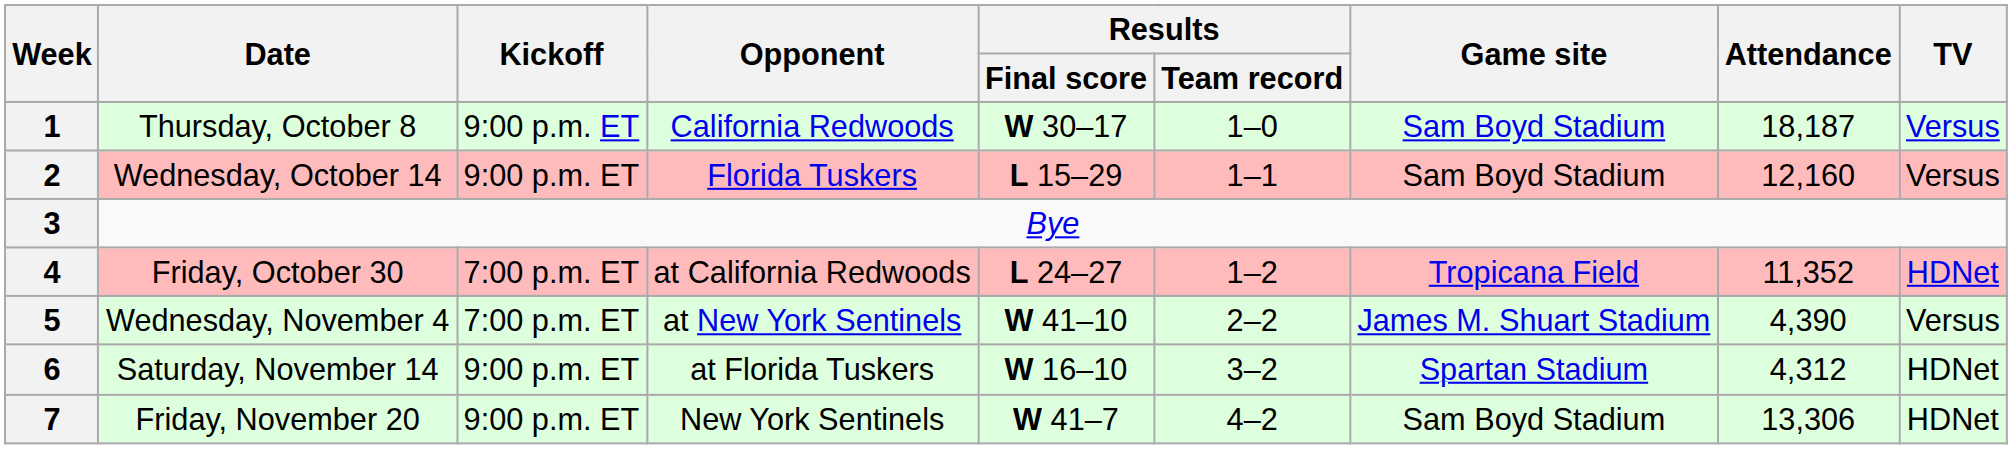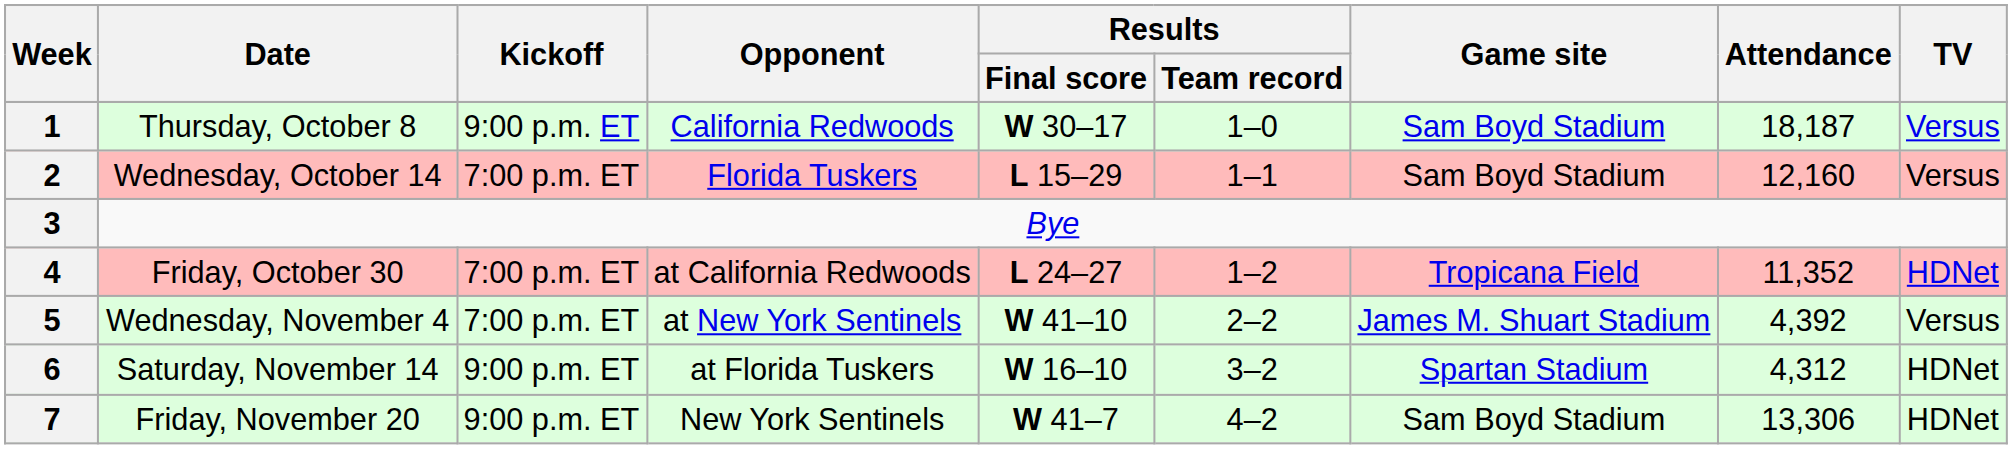(551, 175) 9:00 p.m. ET -> (551, 175) 7:00 p.m. ET
(1808, 321) 4,390 -> (1808, 321) 4,392
